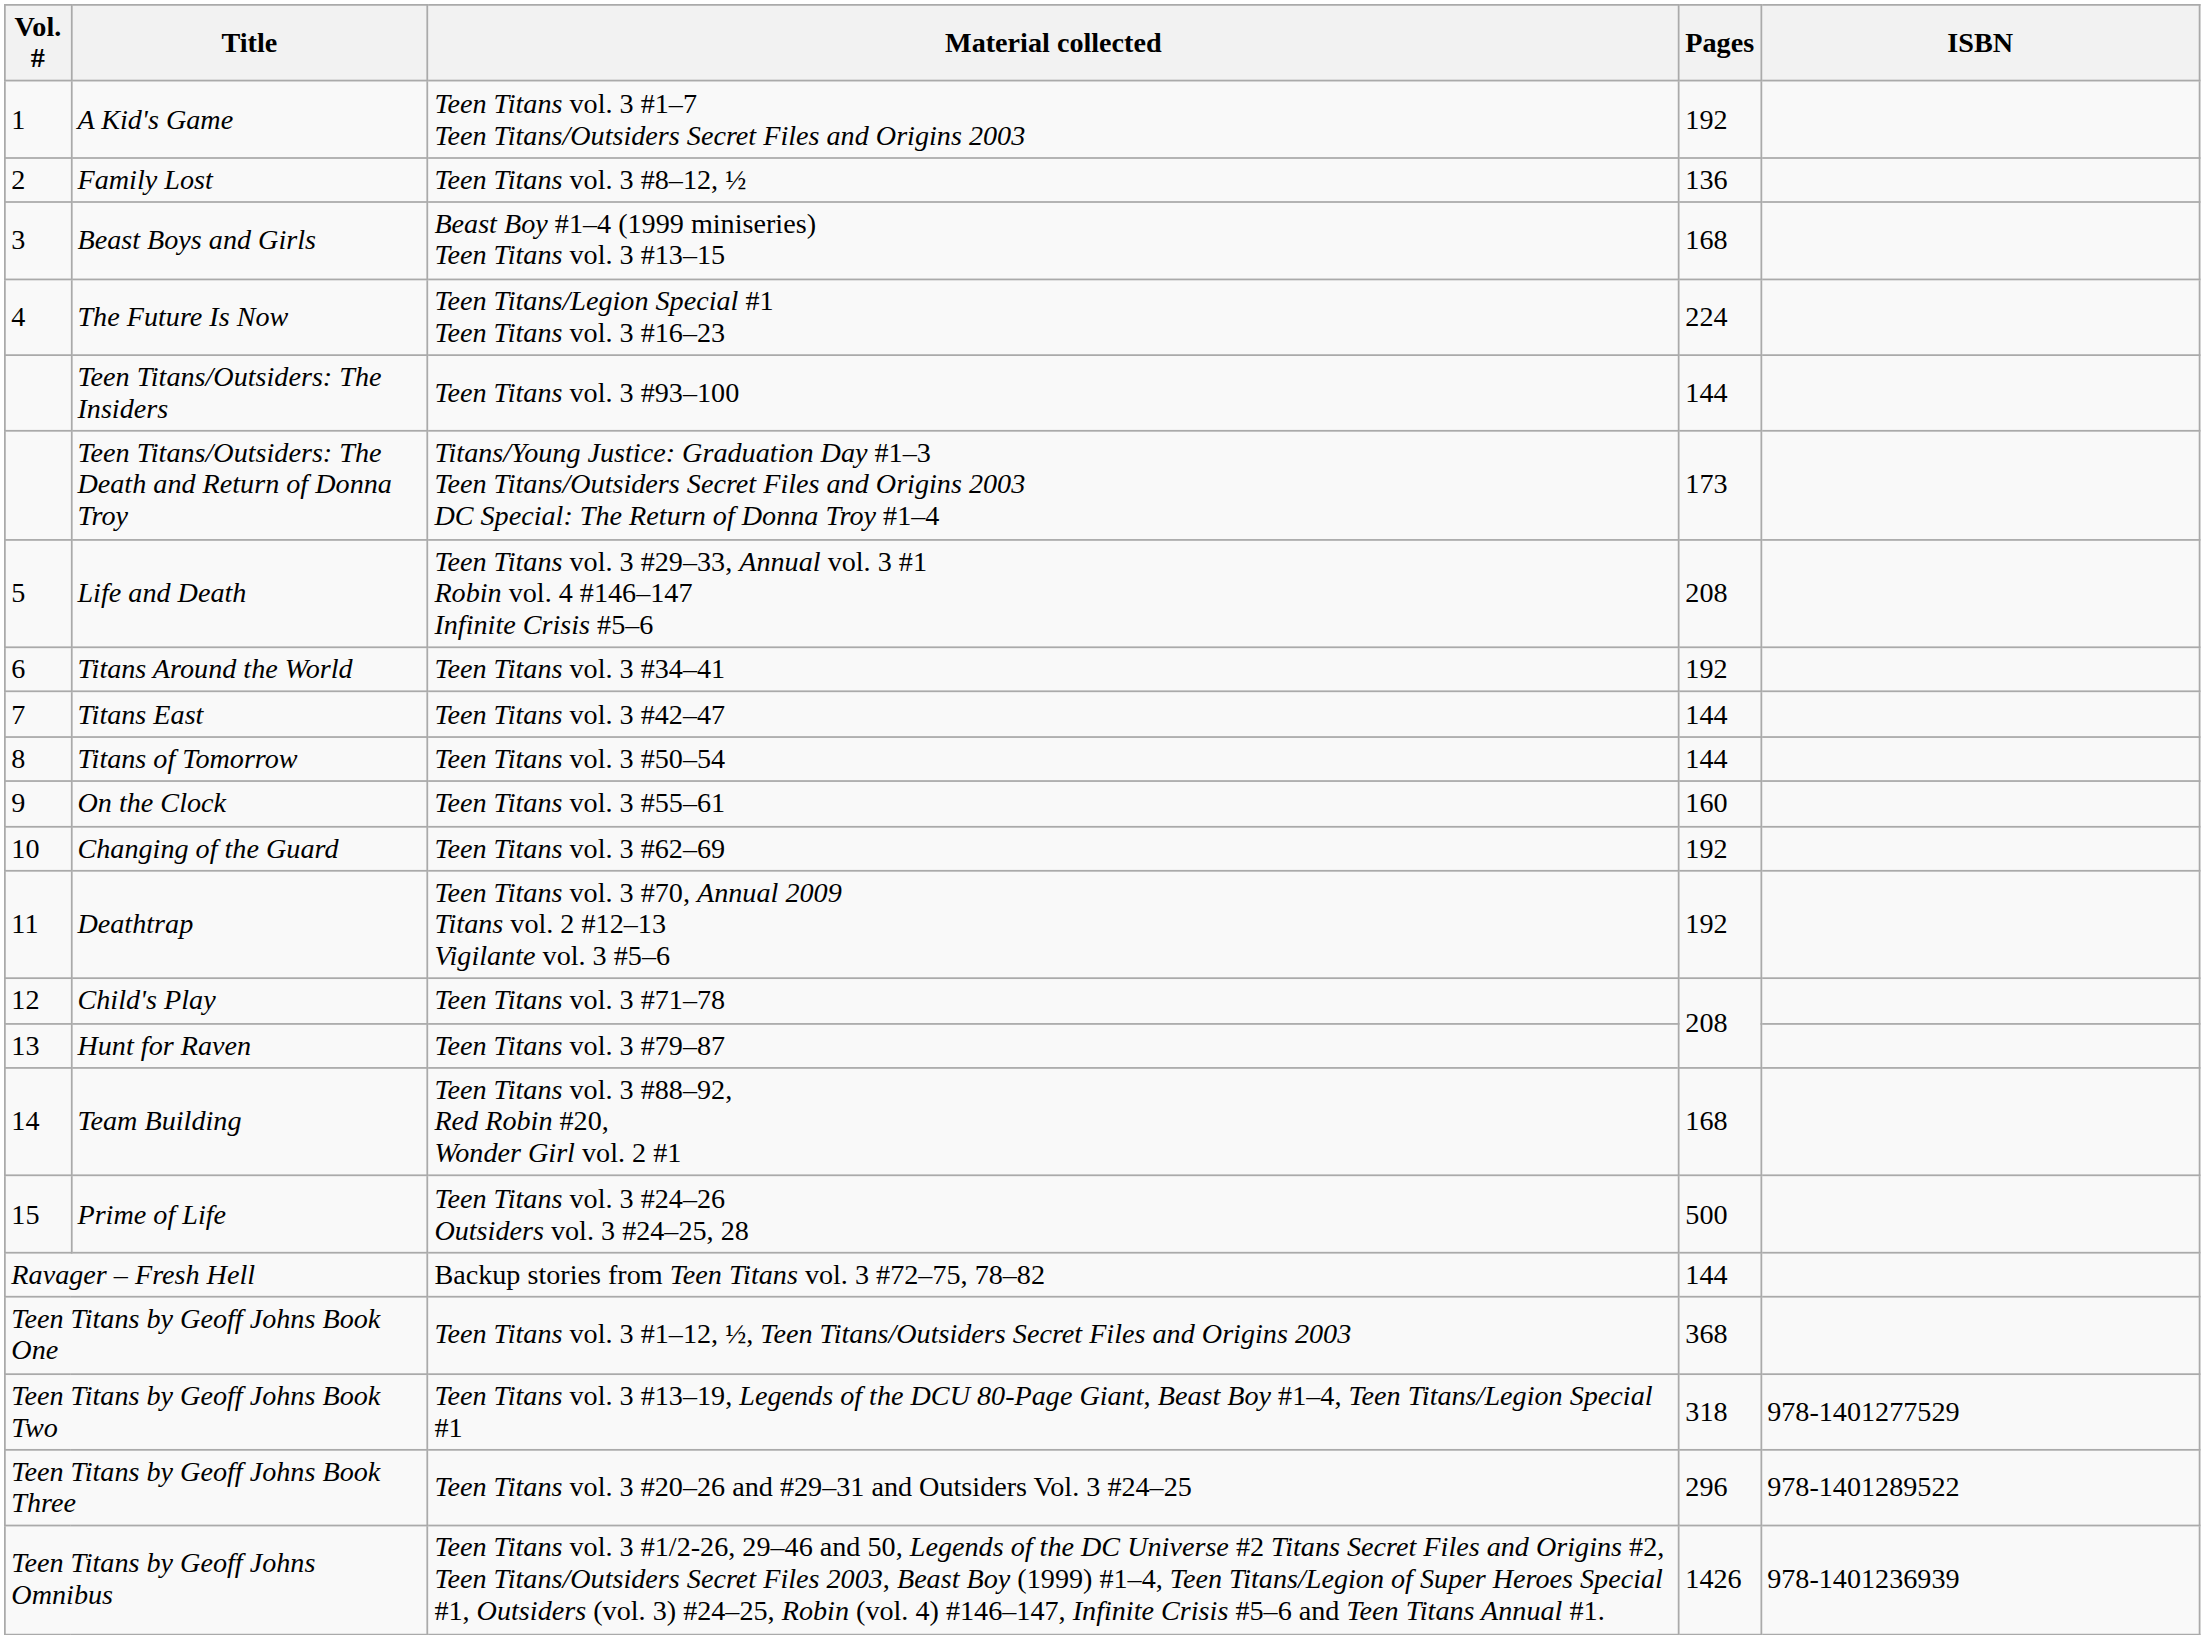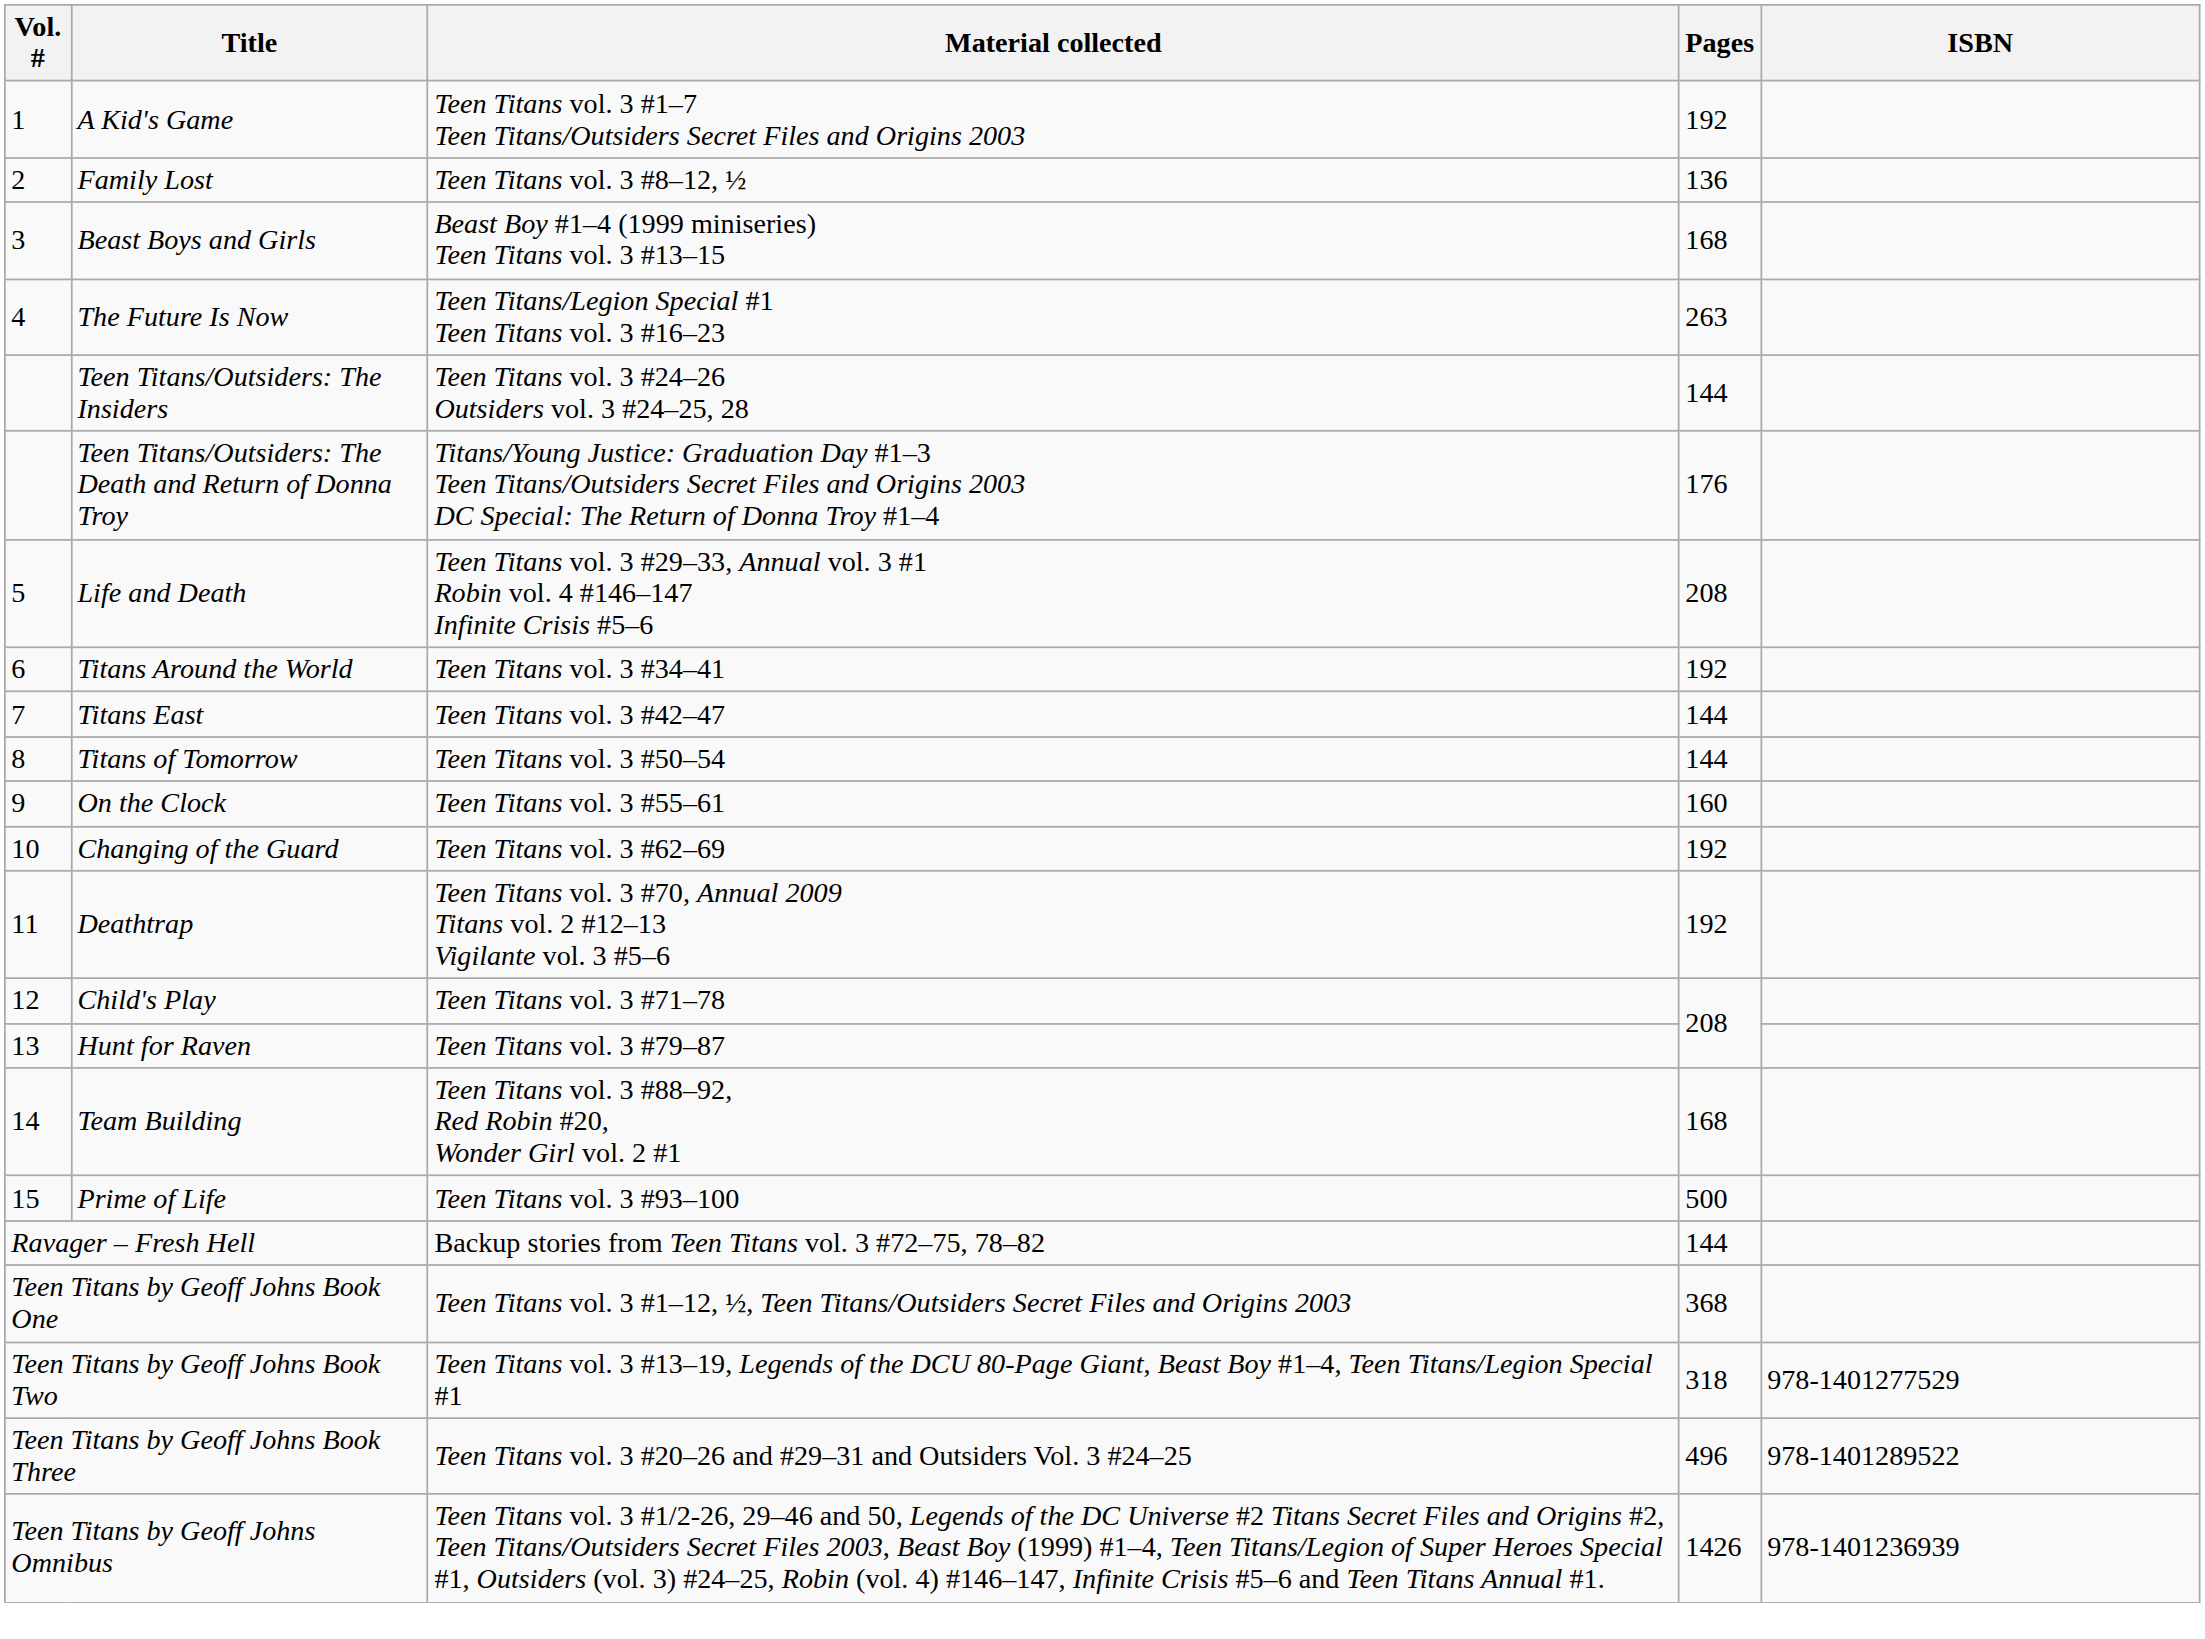(1706, 316) 224 -> (1706, 316) 263
(587, 392) Teen Titans vol. 3 #93–100 -> (592, 392) Teen Titans vol. 3 #24–26 Outsiders vol. 3 #24–25, 28
(1706, 484) 173 -> (1706, 484) 176
(592, 1213) Teen Titans vol. 3 #24–26 Outsiders vol. 3 #24–25, 28 -> (587, 1197) Teen Titans vol. 3 #93–100
(1706, 1487) 296 -> (1706, 1455) 496
